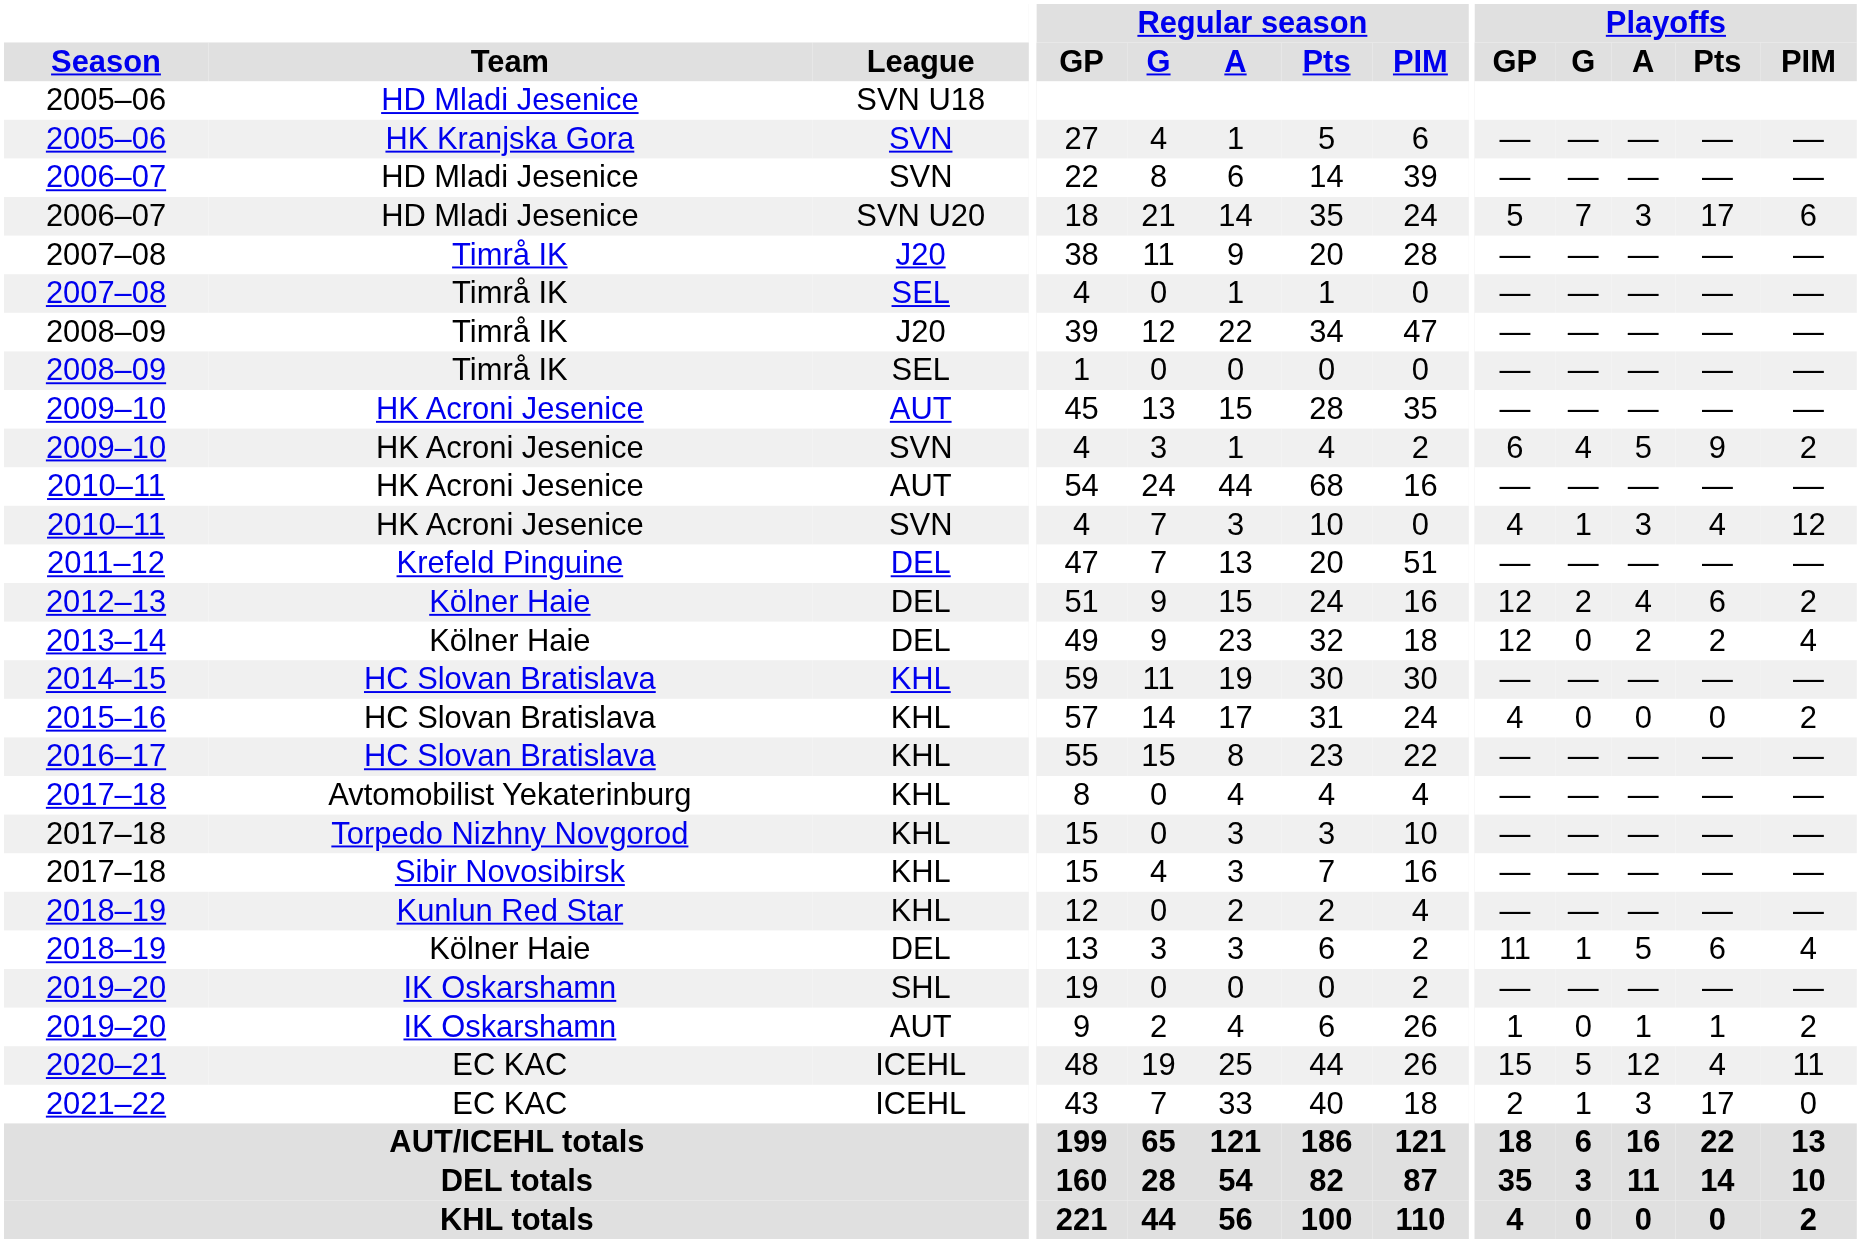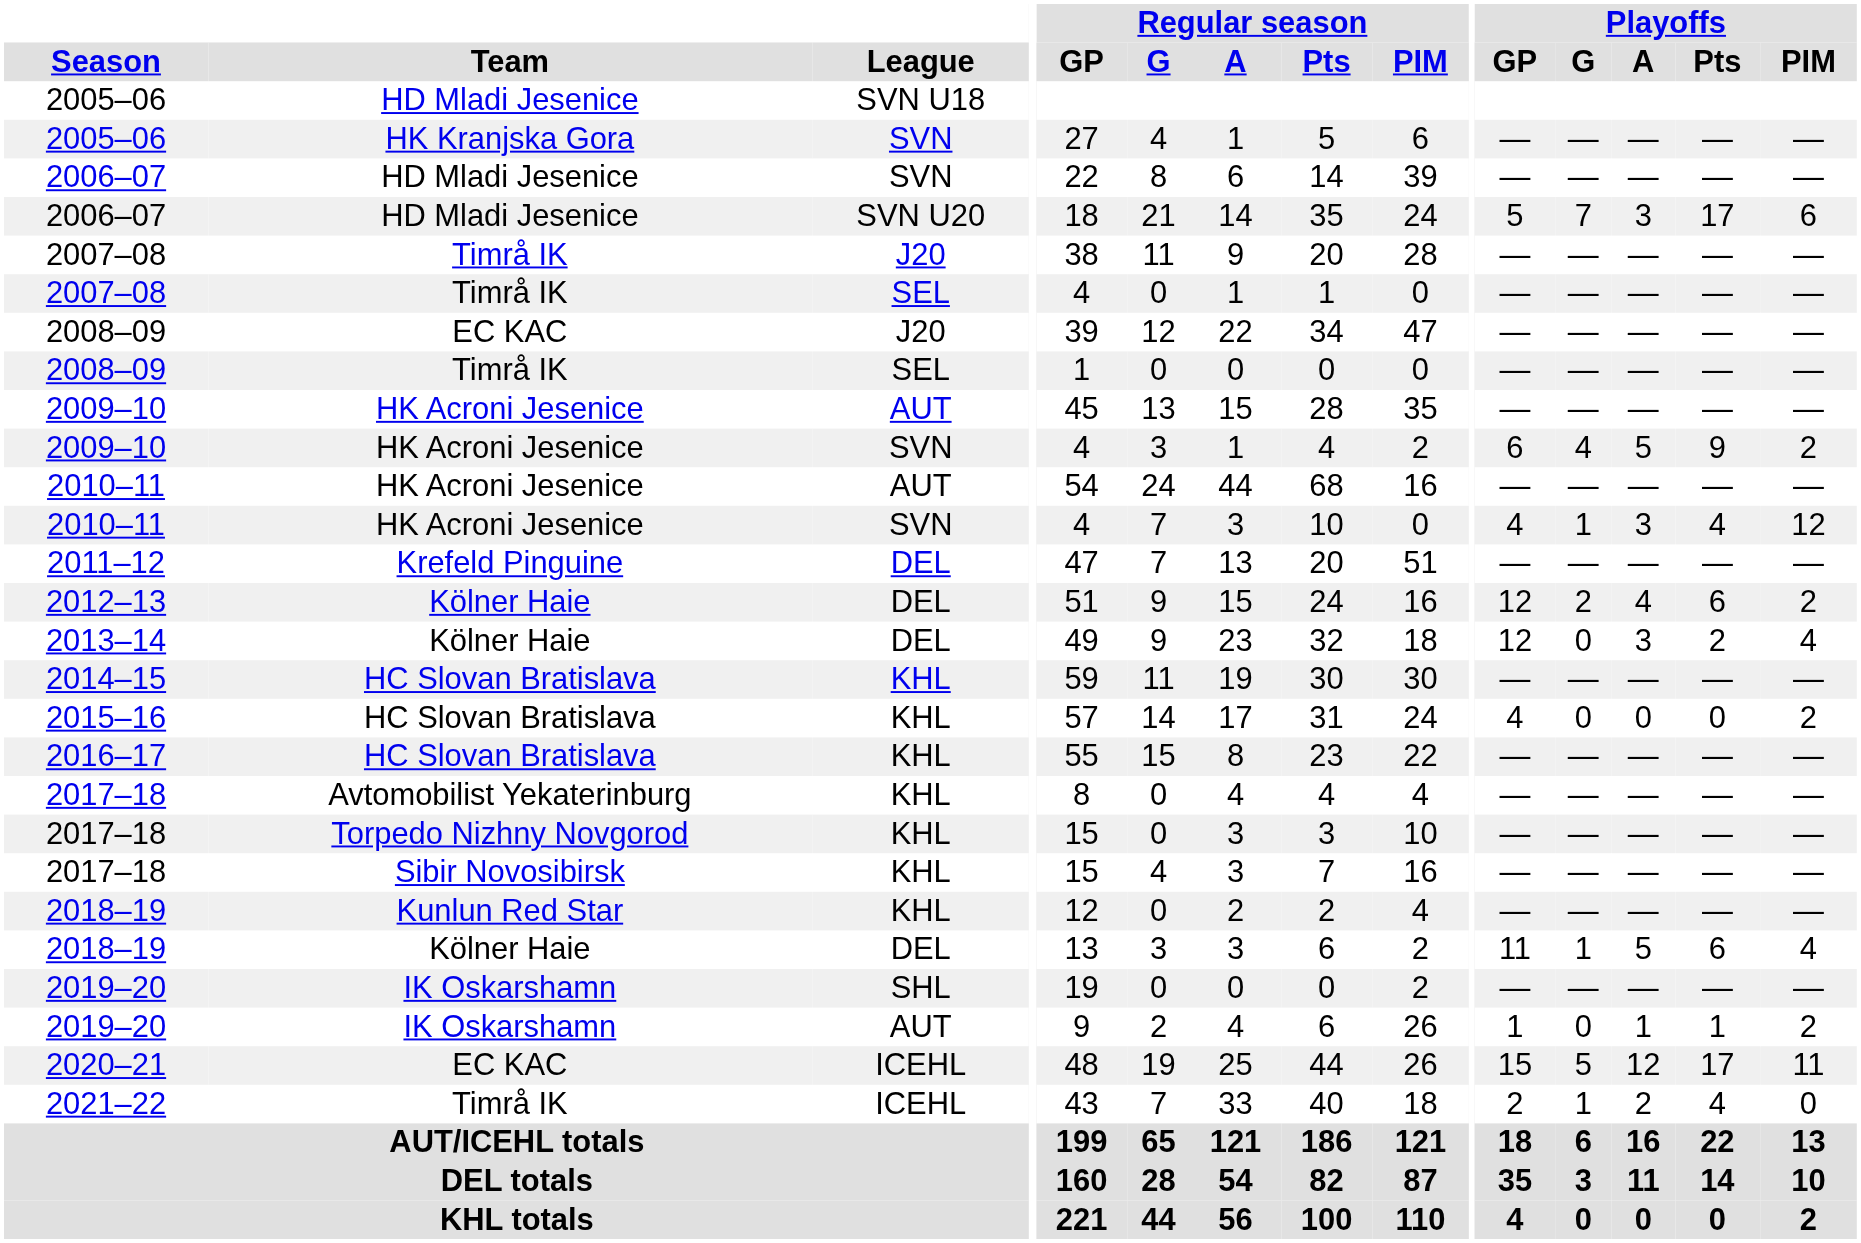(510, 331) Timrå IK -> (510, 331) EC KAC
(1643, 640) 2 -> (1643, 640) 3
(1717, 1065) 4 -> (1717, 1065) 17
(510, 1103) EC KAC -> (510, 1103) Timrå IK
(1643, 1103) 3 -> (1643, 1103) 2
(1717, 1103) 17 -> (1717, 1103) 4
